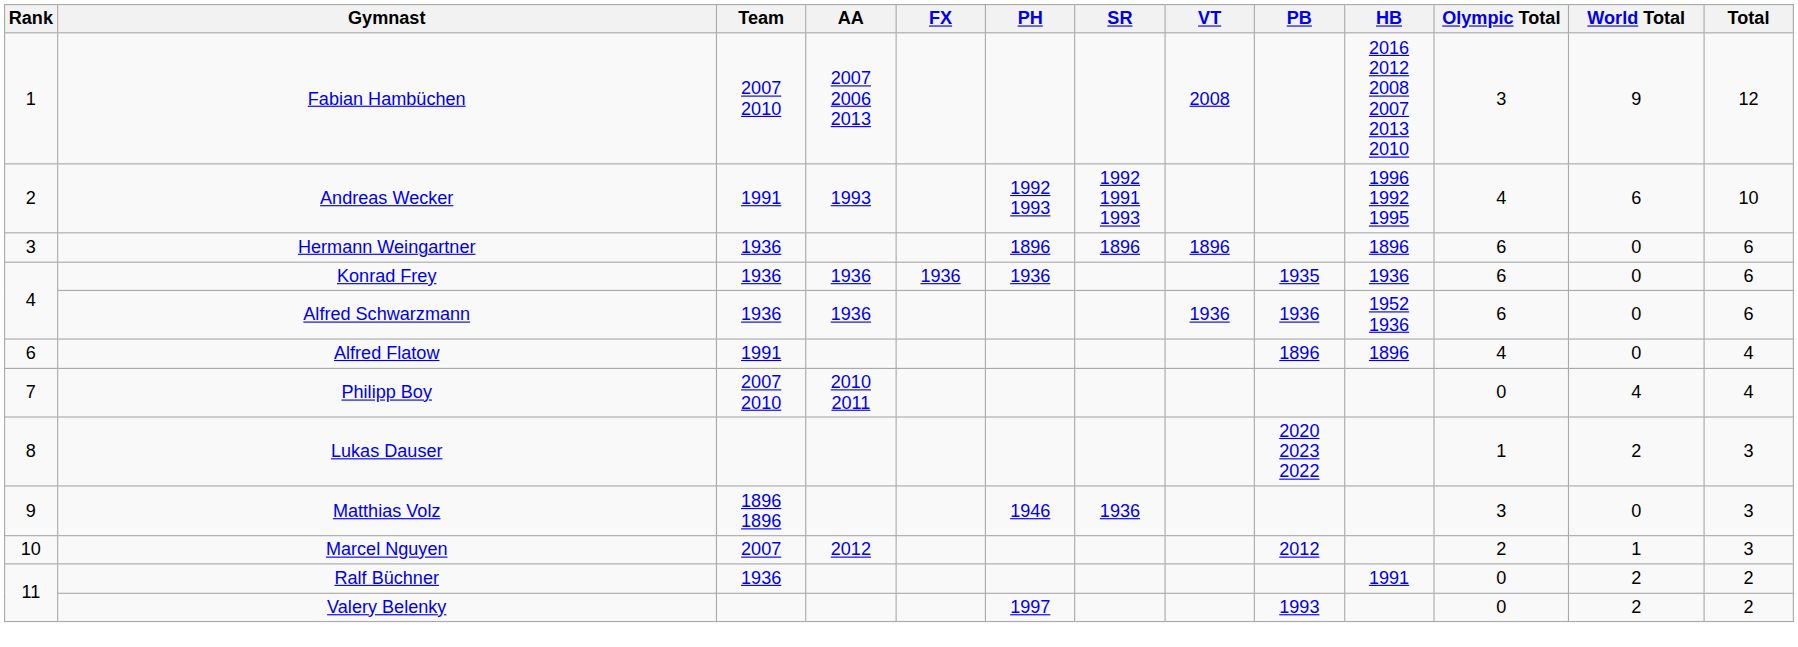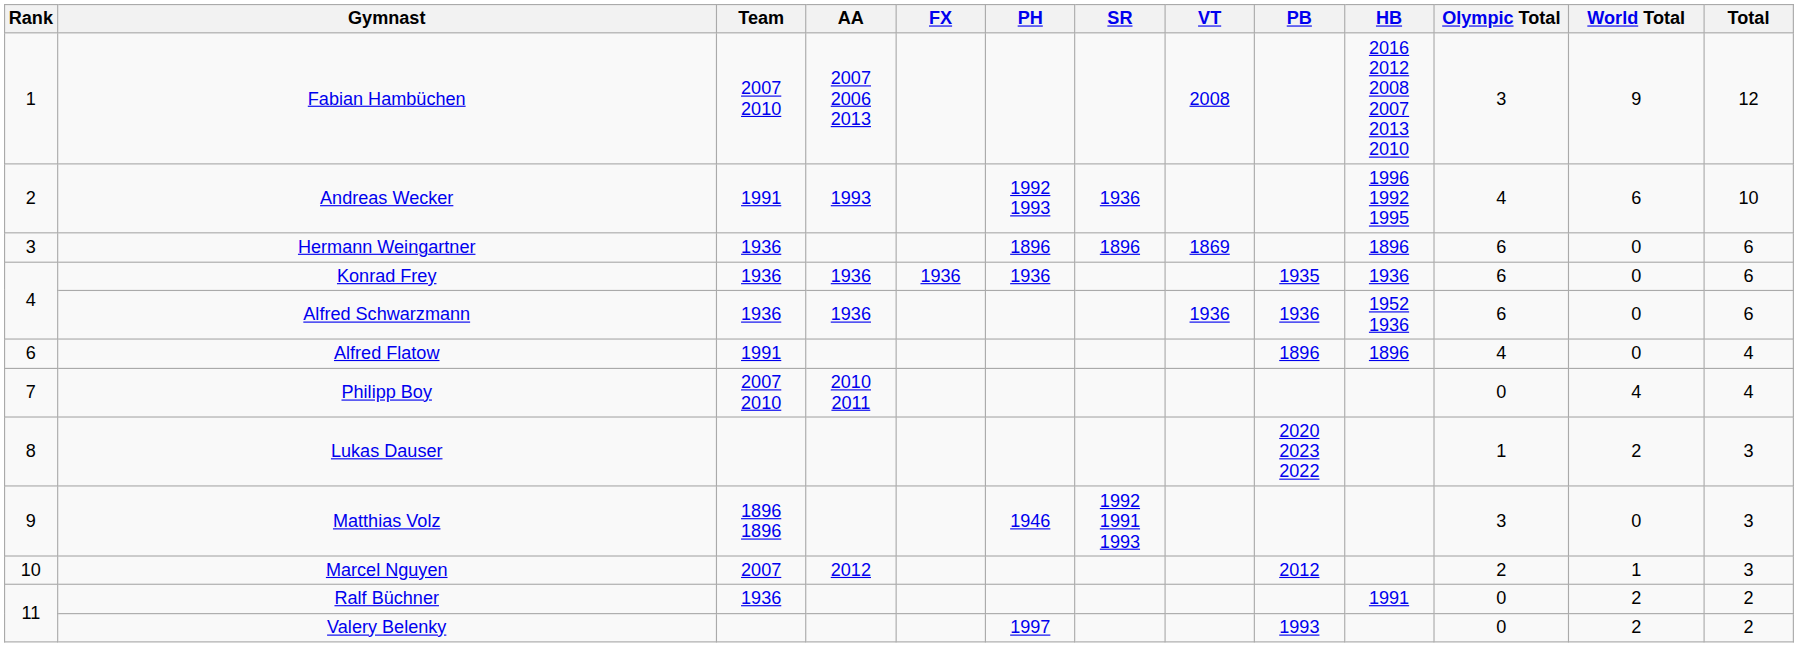(1120, 198) 1992 1991 1993 -> (1120, 198) 1936
(1210, 247) 1896 -> (1210, 247) 1869
(1120, 510) 1936 -> (1120, 520) 1992 1991 1993
